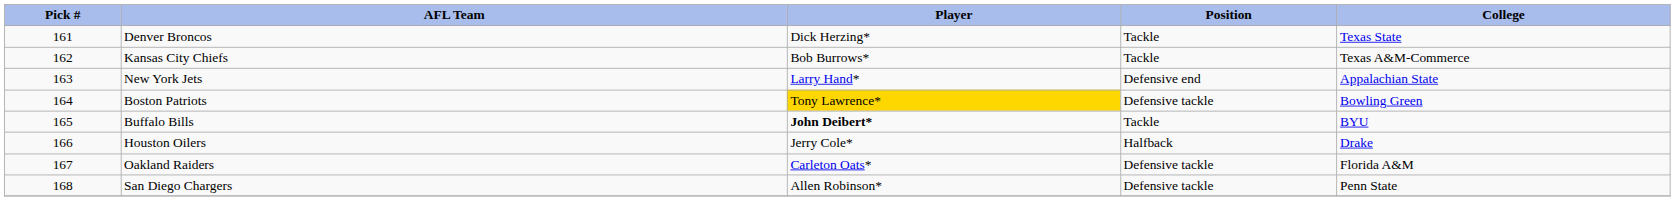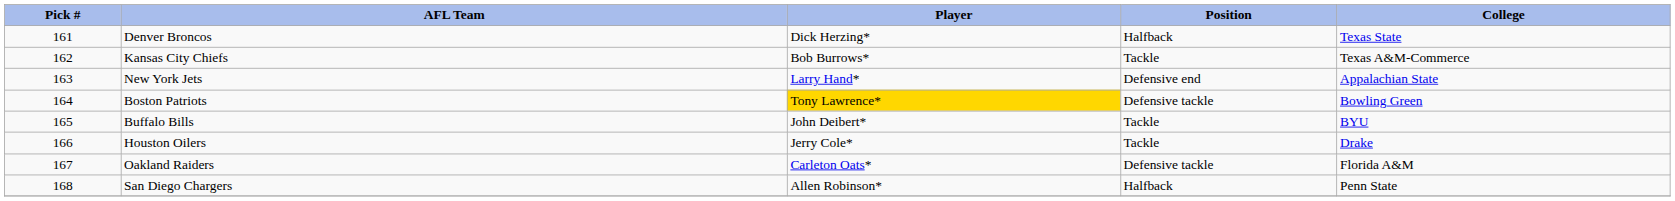(1141, 36) Tackle -> (1148, 36) Halfback
(831, 121) bold -> (828, 121) normal
(1148, 143) Halfback -> (1141, 143) Tackle
(1168, 185) Defensive tackle -> (1148, 185) Halfback
